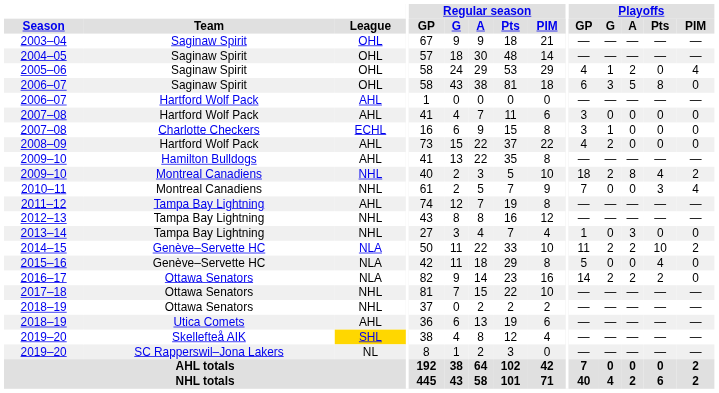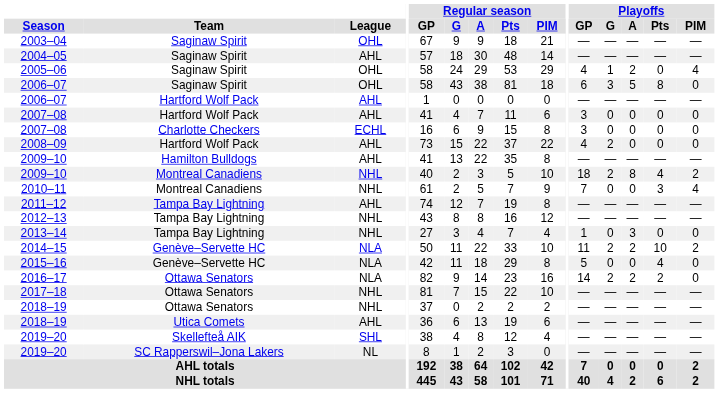(370, 55) OHL -> (370, 55) AHL
(610, 129) 1 -> (610, 129) 0
(370, 337) gold background -> (370, 337) no background
